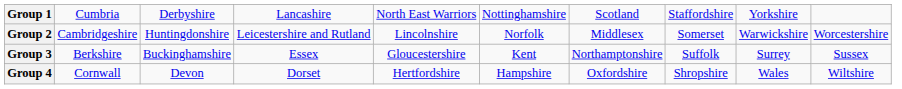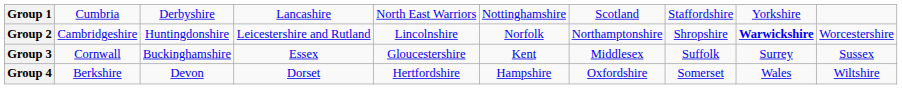(617, 34) Middlesex -> (617, 34) Northamptonshire
(701, 34) Somerset -> (701, 34) Shropshire
(773, 34) normal -> (776, 34) bold
(97, 53) Berkshire -> (97, 53) Cornwall
(617, 53) Northamptonshire -> (617, 53) Middlesex
(97, 73) Cornwall -> (97, 73) Berkshire
(701, 73) Shropshire -> (701, 73) Somerset
